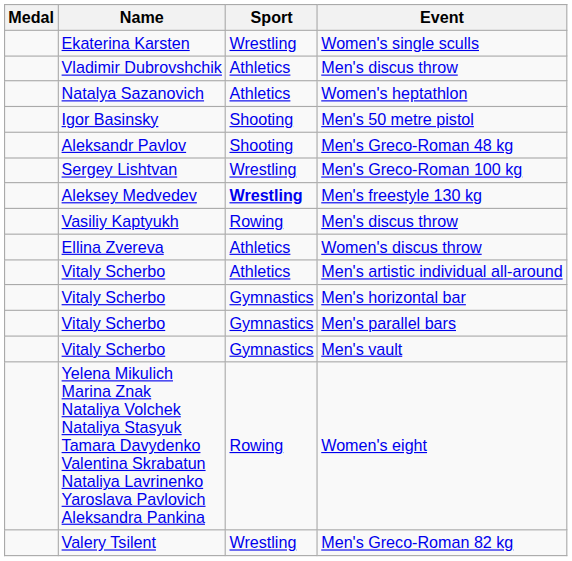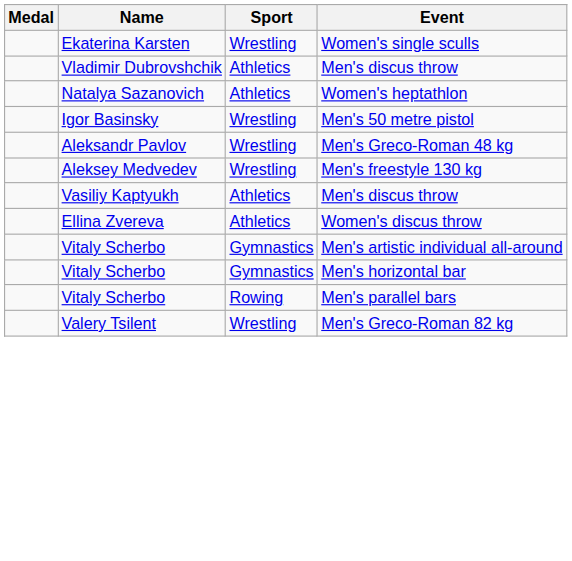(261, 120) Shooting -> (263, 120) Wrestling
(261, 145) Shooting -> (263, 145) Wrestling
- row: (119, 171)
(266, 196) bold -> (263, 171) normal
(256, 222) Rowing -> (260, 196) Athletics
(260, 272) Athletics -> (272, 247) Gymnastics
(272, 323) Gymnastics -> (256, 298) Rowing
- row: (113, 349)
- row: (134, 446)
